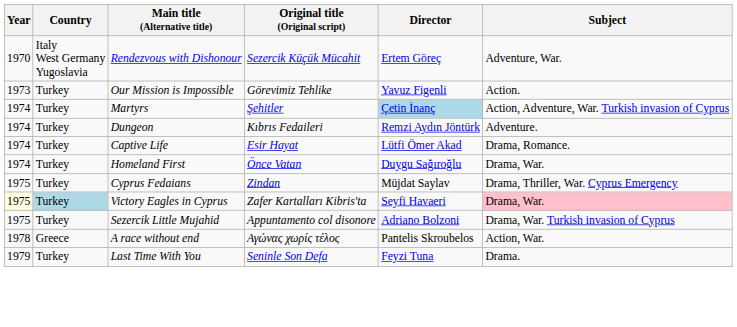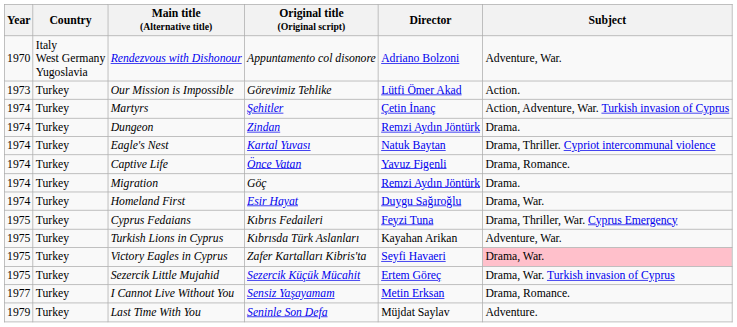(304, 58) Sezercik Küçük Mücahit -> (311, 58) Appuntamento col disonore
(411, 58) Ertem Göreç -> (420, 58) Adriano Bolzoni
(414, 90) Yavuz Figenli -> (421, 90) Lütfi Ömer Akad
(408, 108) lightblue background -> (408, 108) no background
(285, 127) Kıbrıs Fedaileri -> (264, 127) Zindan
(511, 127) Adventure. -> (503, 127) Drama.
+ row: (140, 145)
(273, 145) Esir Hayat -> (274, 164) Önce Vatan
(421, 145) Lütfi Ömer Akad -> (414, 164) Yavuz Figenli
+ row: (134, 182)
(274, 164) Önce Vatan -> (273, 201) Esir Hayat
(264, 182) Zindan -> (285, 219) Kıbrıs Fedaileri
(415, 182) Müjdat Saylav -> (407, 219) Feyzi Tuna
+ row: (167, 238)
(19, 201) lightyellow background -> (19, 256) no background
(52, 201) lightblue background -> (52, 256) no background
(311, 219) Appuntamento col disonore -> (304, 275) Sezercik Küçük Mücahit
(420, 219) Adriano Bolzoni -> (411, 275) Ertem Göreç
+ row: (172, 293)
- row: (155, 238)
(407, 256) Feyzi Tuna -> (415, 312) Müjdat Saylav
(503, 256) Drama. -> (511, 312) Adventure.
